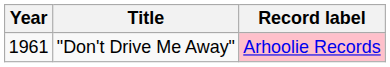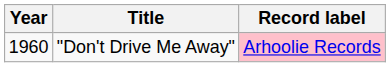(29, 47) 1961 -> (29, 47) 1960
